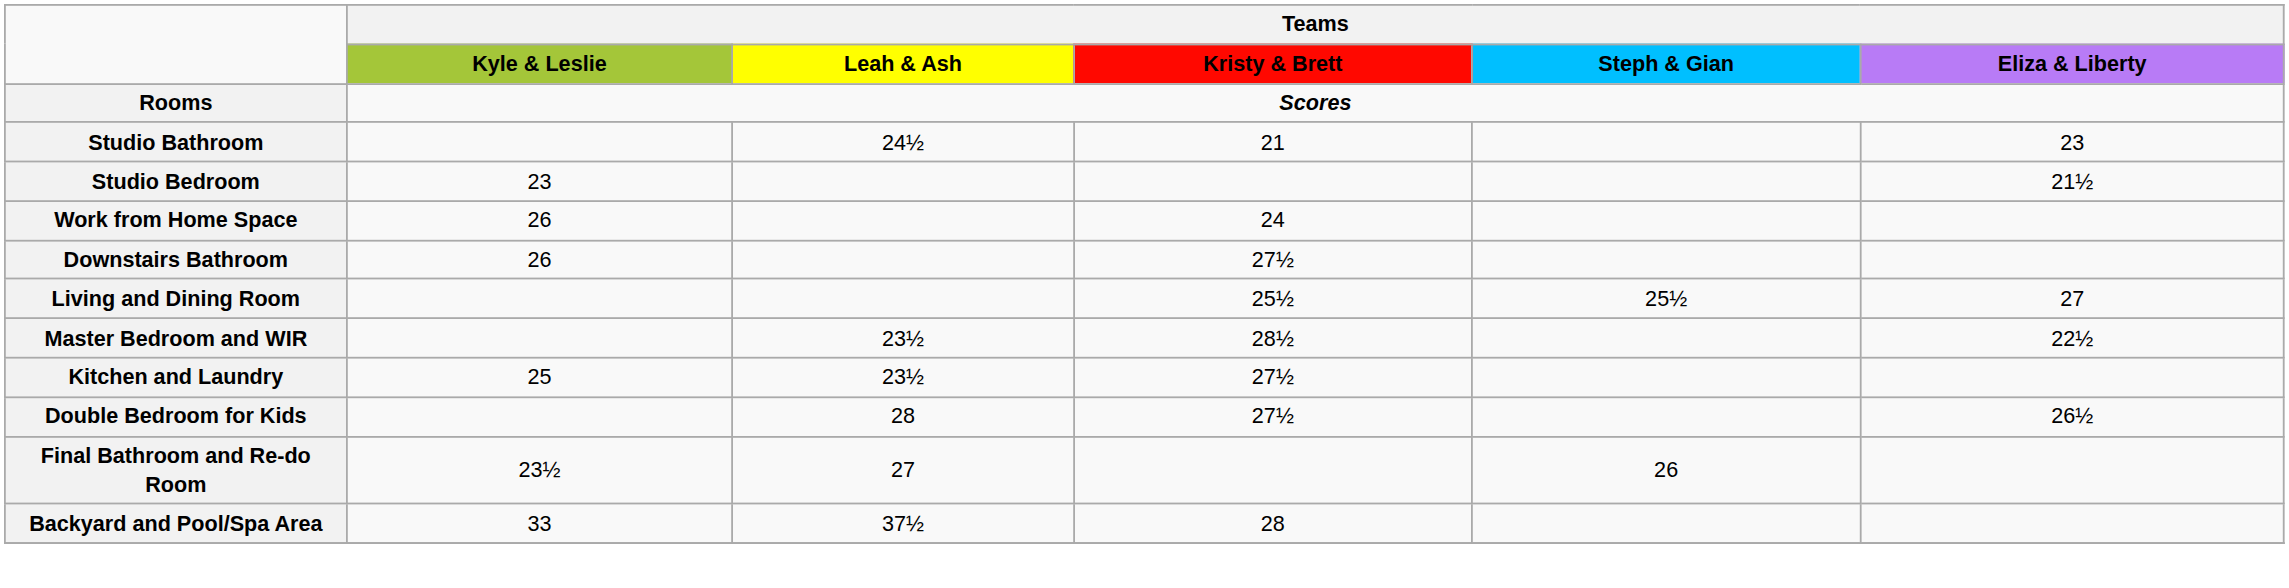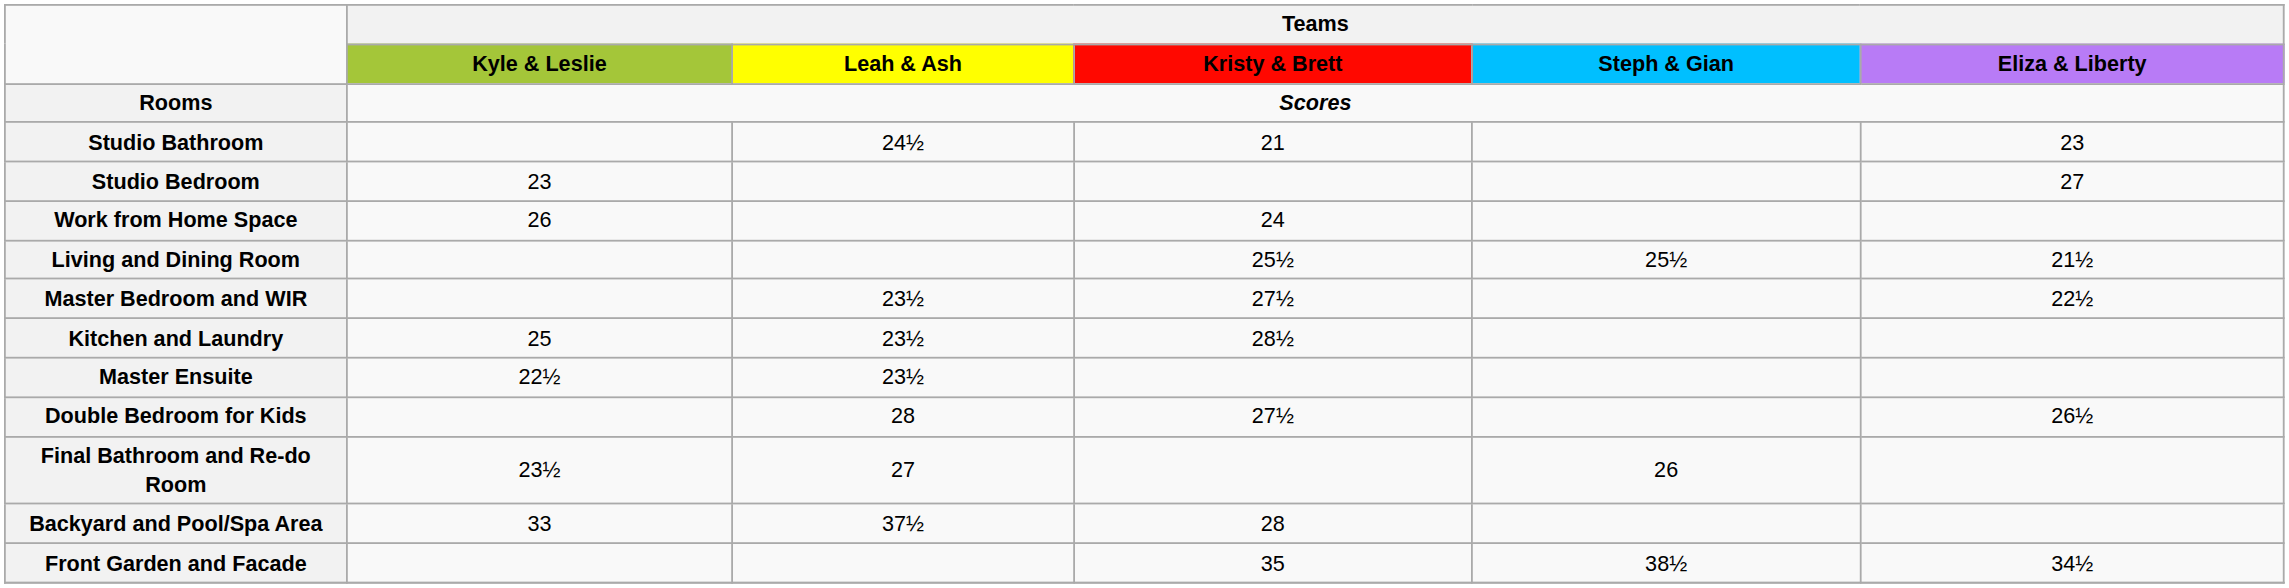(2072, 181) 21½ -> (2072, 181) 27
- row: (176, 260)
(2072, 299) 27 -> (2072, 260) 21½
(1273, 338) 28½ -> (1273, 299) 27½
(1273, 377) 27½ -> (1273, 338) 28½
+ row: (176, 377)
+ row: (176, 563)
